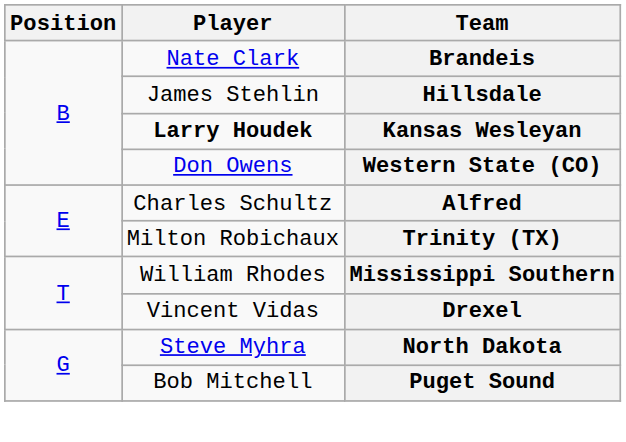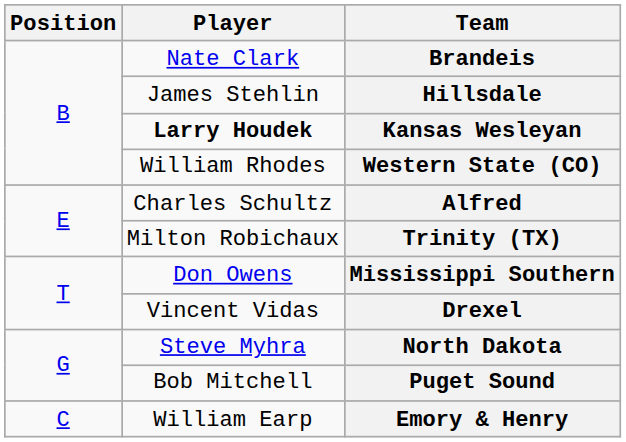(233, 167) Don Owens -> (233, 167) William Rhodes
(233, 275) William Rhodes -> (233, 275) Don Owens
+ row: (482, 419)
